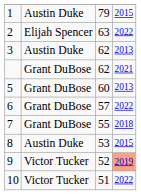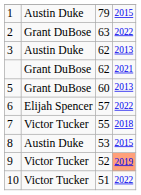(58, 32) Elijah Spencer -> (58, 32) Grant DuBose
(58, 106) Grant DuBose -> (58, 106) Elijah Spencer
(58, 124) Grant DuBose -> (56, 124) Victor Tucker
